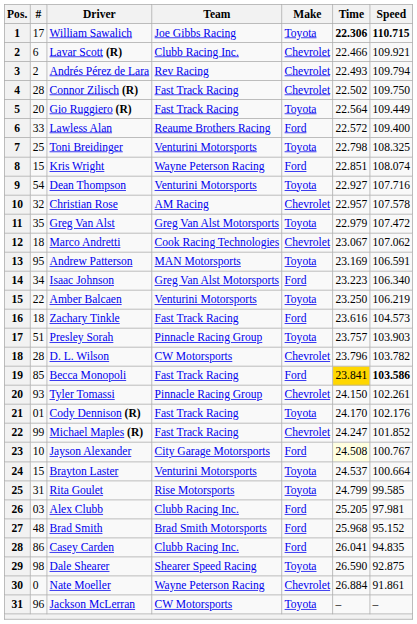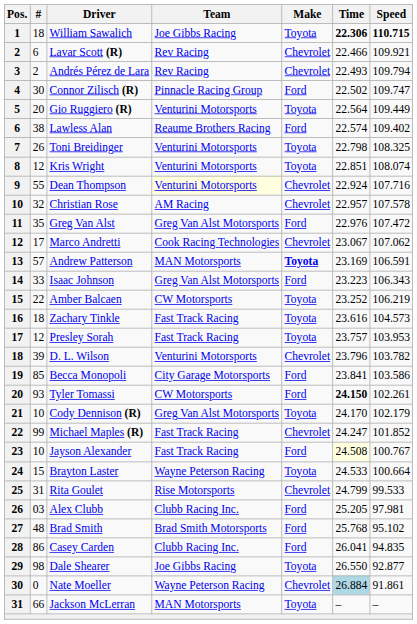(38, 33) 17 -> (38, 33) 18
(197, 52) Clubb Racing Inc. -> (182, 52) Rev Racing
(38, 90) 28 -> (38, 90) 30
(197, 90) Fast Track Racing -> (208, 90) Pinnacle Racing Group
(307, 90) Chevrolet -> (296, 90) Ford
(391, 90) 109.750 -> (391, 90) 109.747
(197, 109) Fast Track Racing -> (206, 109) Venturini Motorsports
(38, 128) 33 -> (38, 128) 38
(351, 128) 22.572 -> (351, 128) 22.574
(391, 128) 109.400 -> (391, 128) 109.402
(38, 147) 25 -> (38, 147) 26
(38, 166) 15 -> (38, 166) 12
(210, 166) Wayne Peterson Racing -> (206, 166) Venturini Motorsports
(296, 166) Ford -> (301, 166) Toyota
(38, 185) 54 -> (38, 185) 55
(206, 185) no background -> (206, 185) lightyellow background
(301, 185) Toyota -> (307, 185) Chevrolet
(351, 185) 22.927 -> (351, 185) 22.924
(301, 223) Toyota -> (296, 223) Ford
(351, 223) 22.979 -> (351, 223) 22.976
(38, 242) 18 -> (38, 242) 17
(38, 261) 95 -> (38, 261) 57
(301, 261) normal -> (301, 261) bold
(38, 280) 34 -> (38, 280) 33
(391, 280) 106.340 -> (391, 280) 106.343
(206, 299) Venturini Motorsports -> (193, 299) CW Motorsports
(351, 299) 23.250 -> (351, 299) 23.252
(296, 318) Ford -> (301, 318) Toyota
(38, 338) 51 -> (38, 338) 12
(208, 338) Pinnacle Racing Group -> (197, 338) Fast Track Racing
(391, 338) 103.903 -> (391, 338) 103.953
(38, 357) 28 -> (38, 357) 39
(193, 357) CW Motorsports -> (206, 357) Venturini Motorsports
(197, 376) Fast Track Racing -> (212, 376) City Garage Motorsports
(351, 376) gold background -> (351, 376) no background
(391, 376) bold -> (391, 376) normal
(208, 395) Pinnacle Racing Group -> (193, 395) CW Motorsports
(307, 395) Chevrolet -> (296, 395) Ford
(351, 395) normal -> (351, 395) bold
(38, 414) 01 -> (38, 414) 10
(197, 414) Fast Track Racing -> (217, 414) Greg Van Alst Motorsports
(391, 414) 102.176 -> (391, 414) 102.179
(212, 452) City Garage Motorsports -> (197, 452) Fast Track Racing
(206, 471) Venturini Motorsports -> (210, 471) Wayne Peterson Racing
(351, 471) 24.537 -> (351, 471) 24.533
(301, 490) Toyota -> (307, 490) Chevrolet
(388, 490) 99.585 -> (388, 490) 99.533
(351, 528) 25.968 -> (351, 528) 25.768
(388, 528) 95.152 -> (388, 528) 95.102
(206, 566) Shearer Speed Racing -> (195, 566) Joe Gibbs Racing
(351, 566) 26.590 -> (351, 566) 26.550
(388, 566) 92.875 -> (388, 566) 92.877
(351, 585) no background -> (351, 585) lightblue background
(38, 604) 96 -> (38, 604) 66
(193, 604) CW Motorsports -> (198, 604) MAN Motorsports
